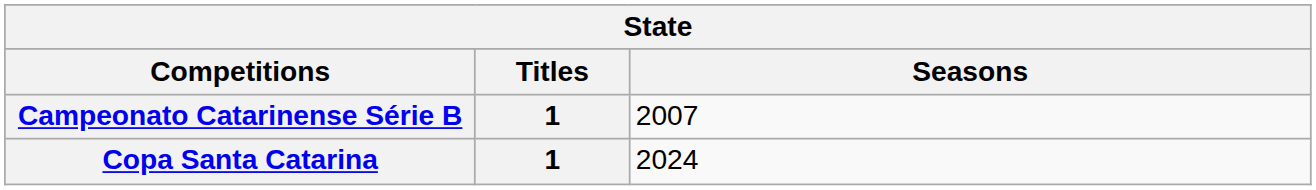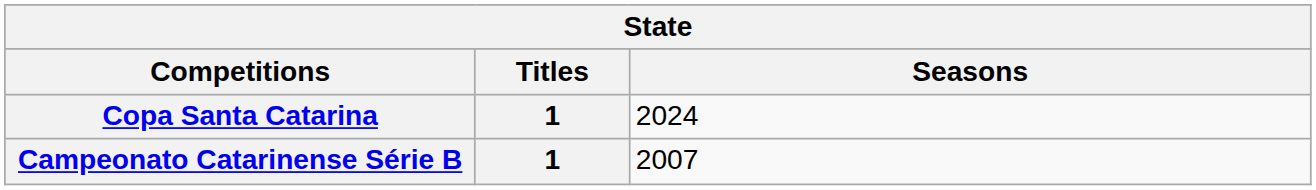rows swapped: (240, 160) <-> (240, 116)
